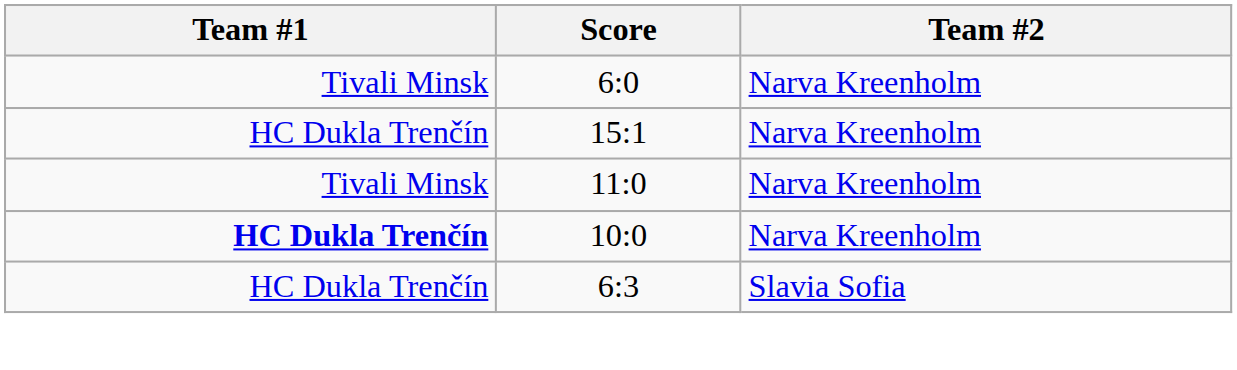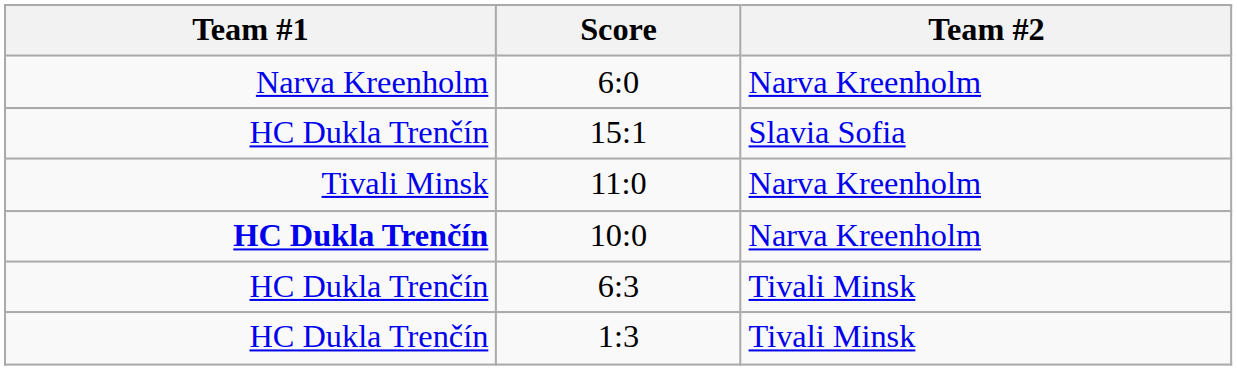(405, 81) Tivali Minsk -> (372, 81) Narva Kreenholm
(865, 132) Narva Kreenholm -> (827, 132) Slavia Sofia
(827, 286) Slavia Sofia -> (832, 286) Tivali Minsk
+ row: (618, 337)
